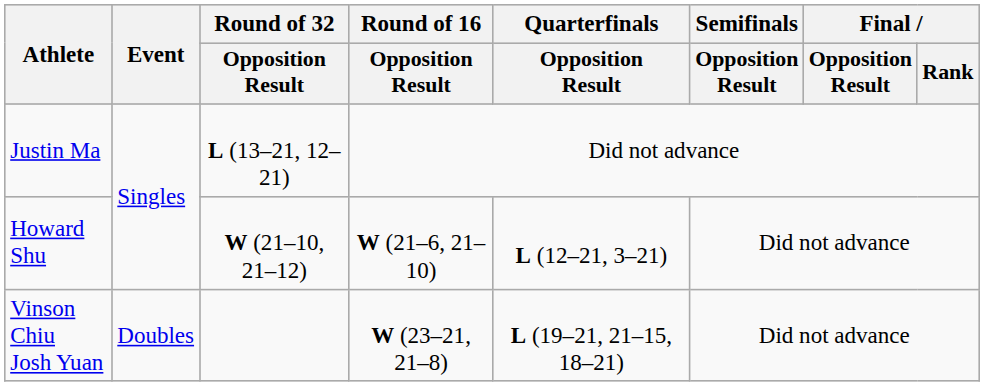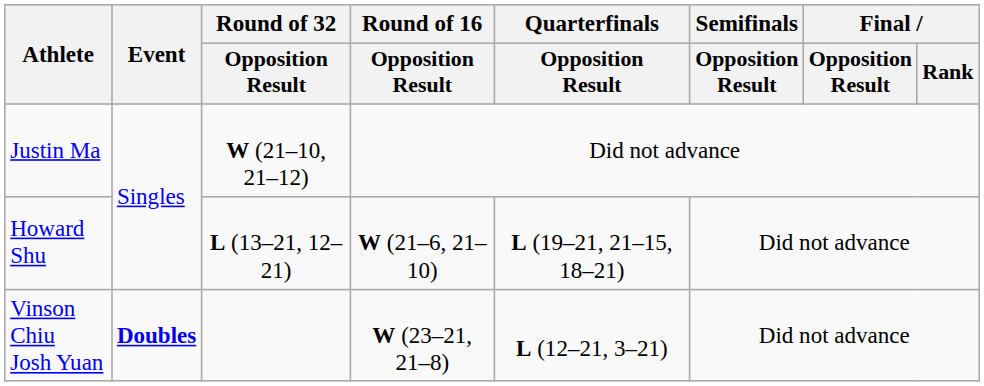(274, 164) L (13–21, 12–21) -> (276, 164) W (21–10, 21–12)
(274, 256) W (21–10, 21–12) -> (276, 256) L (13–21, 12–21)
(591, 256) L (12–21, 3–21) -> (592, 256) L (19–21, 21–15, 18–21)
(156, 335) normal -> (157, 335) bold
(591, 349) L (19–21, 21–15, 18–21) -> (592, 349) L (12–21, 3–21)
